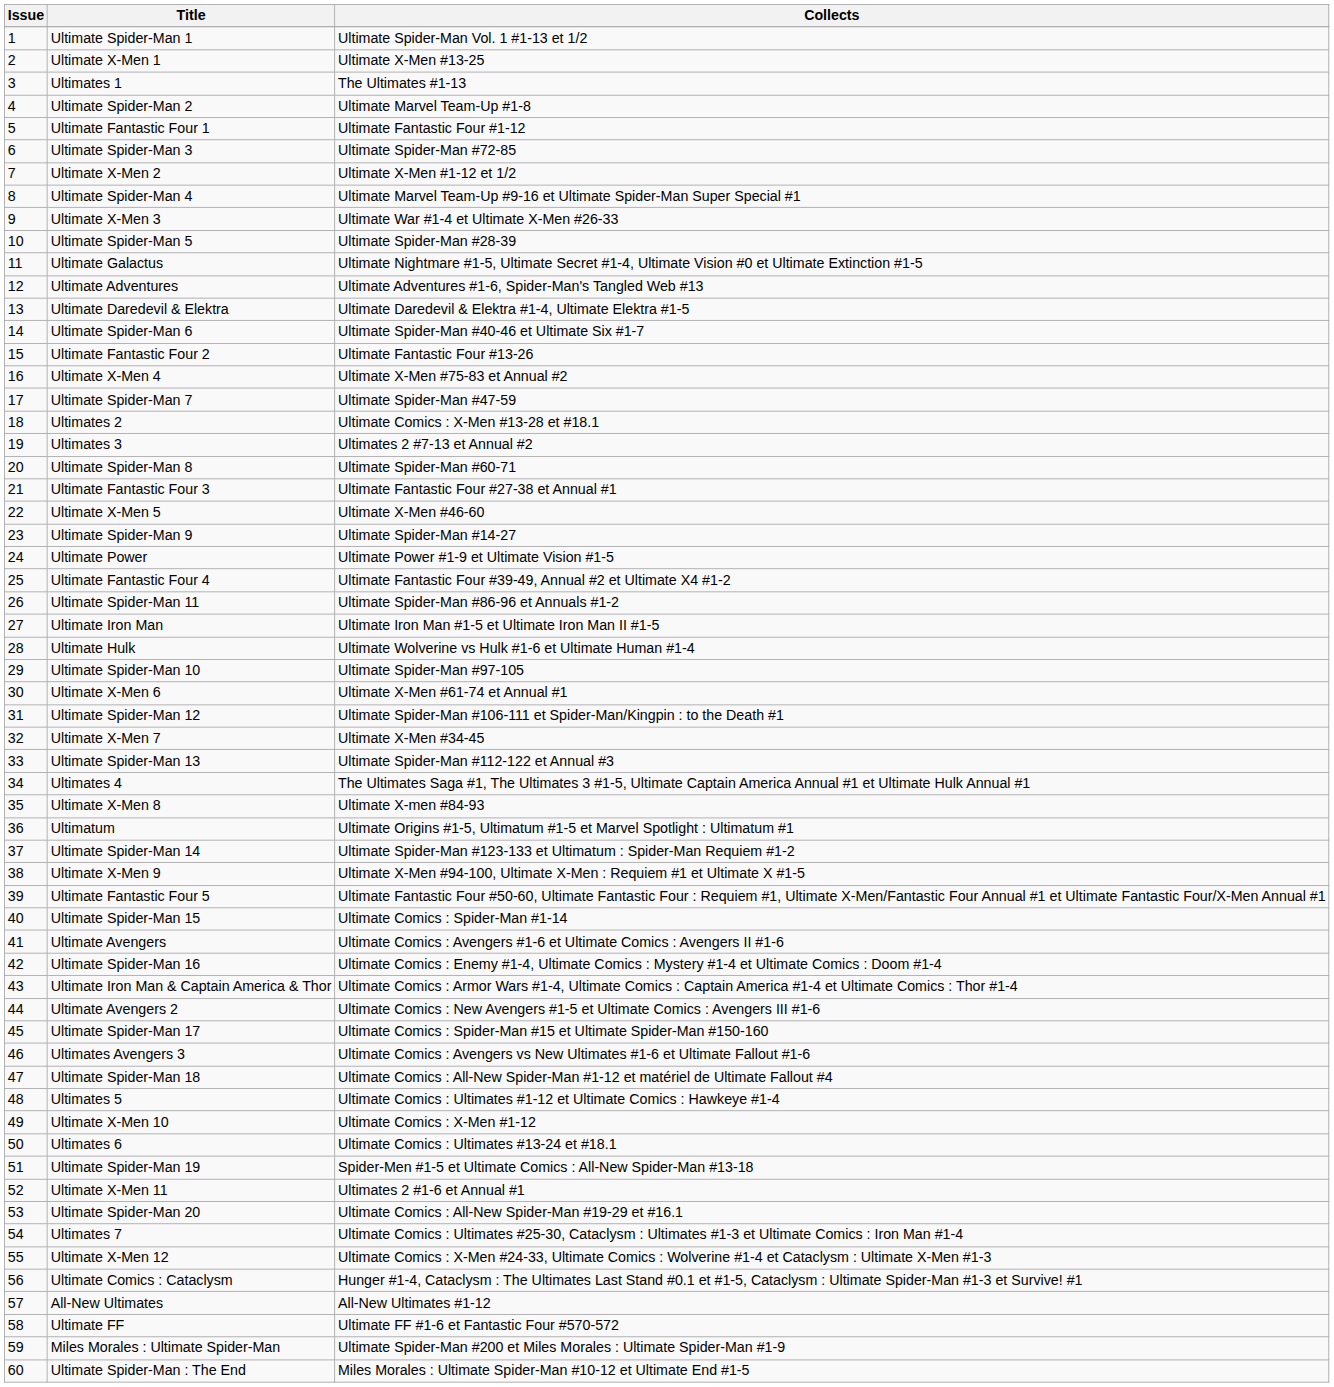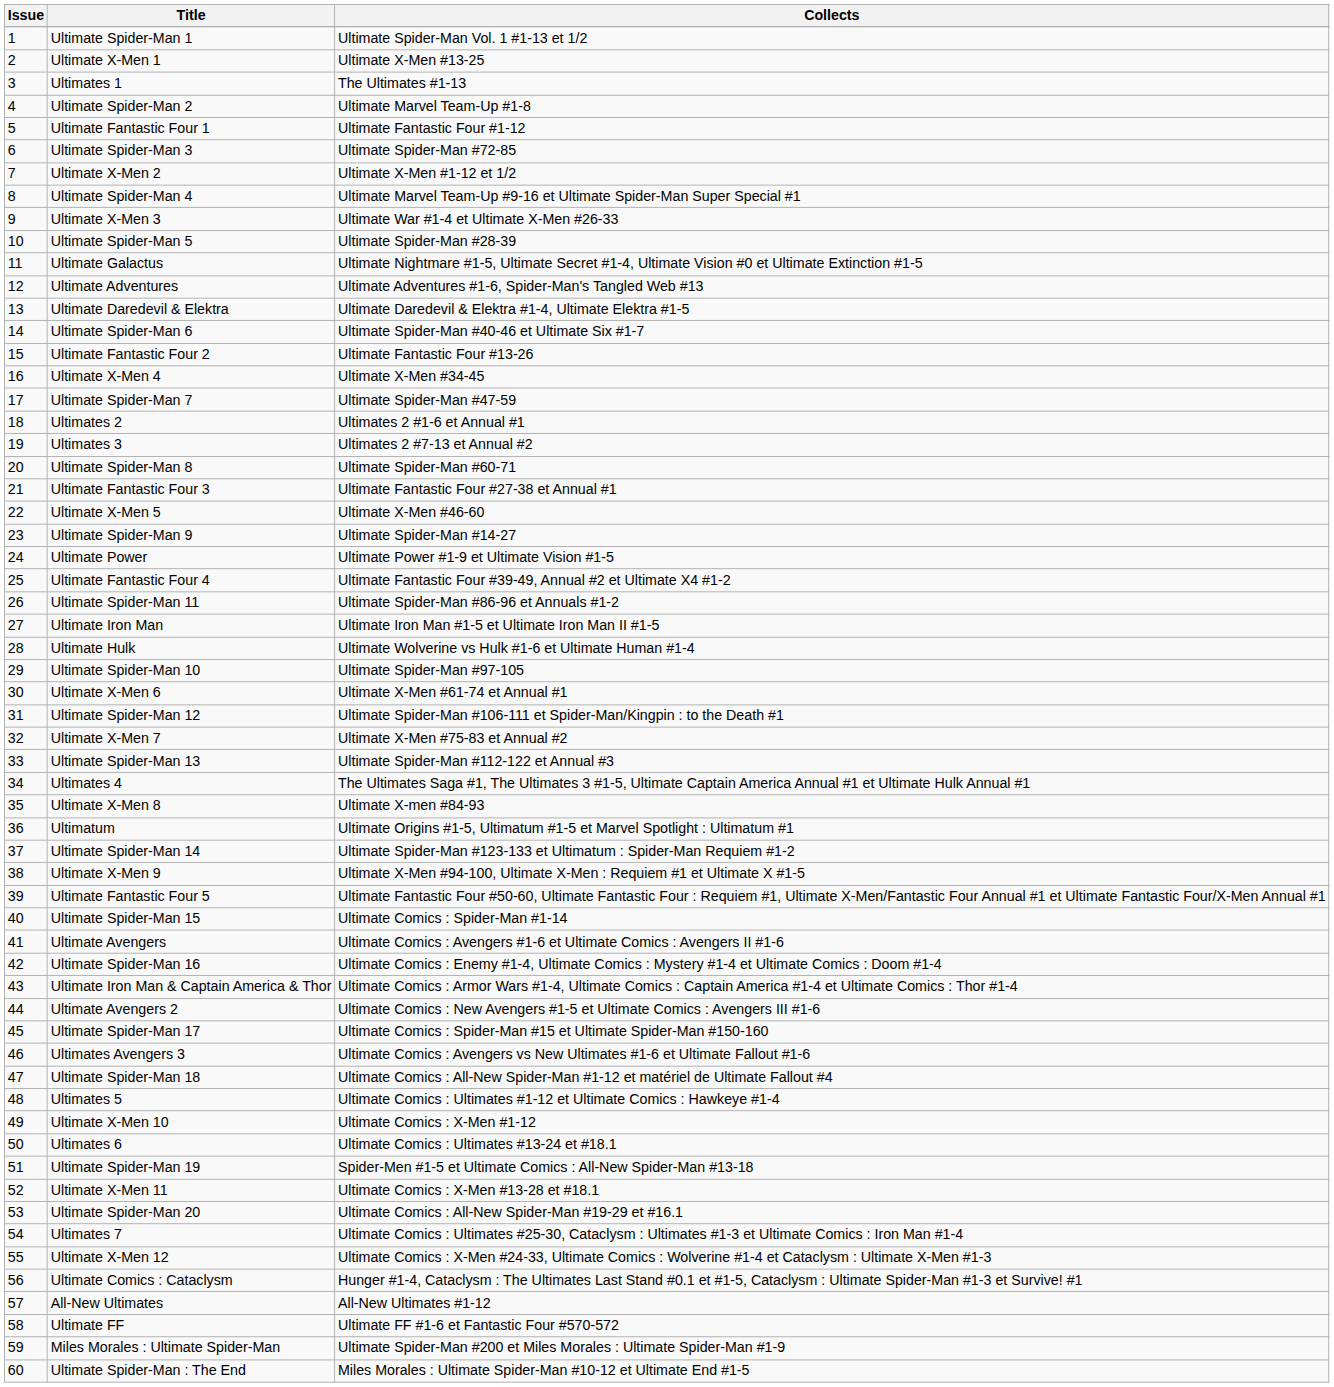(453, 377) Ultimate X-Men #75-83 et Annual #2 -> (411, 377) Ultimate X-Men #34-45
(469, 422) Ultimate Comics : X-Men #13-28 et #18.1 -> (431, 422) Ultimates 2 #1-6 et Annual #1
(411, 738) Ultimate X-Men #34-45 -> (453, 738) Ultimate X-Men #75-83 et Annual #2
(431, 1190) Ultimates 2 #1-6 et Annual #1 -> (469, 1190) Ultimate Comics : X-Men #13-28 et #18.1
